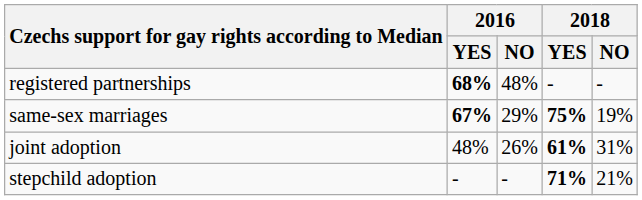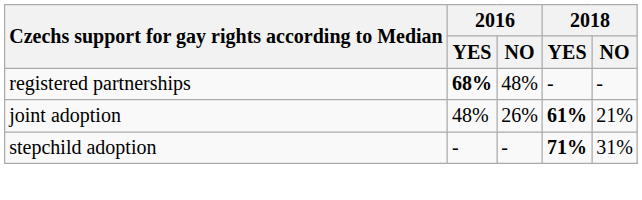- row: (88, 115)
(615, 147) 31% -> (615, 115) 21%
(615, 178) 21% -> (615, 147) 31%
